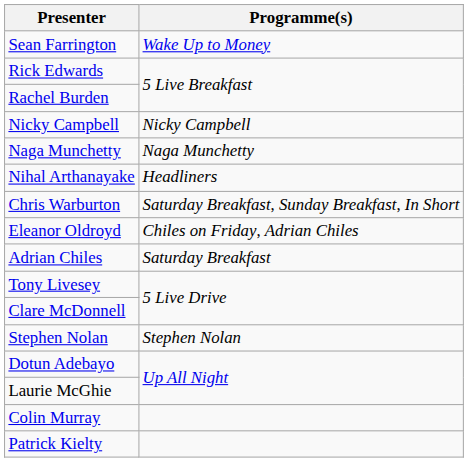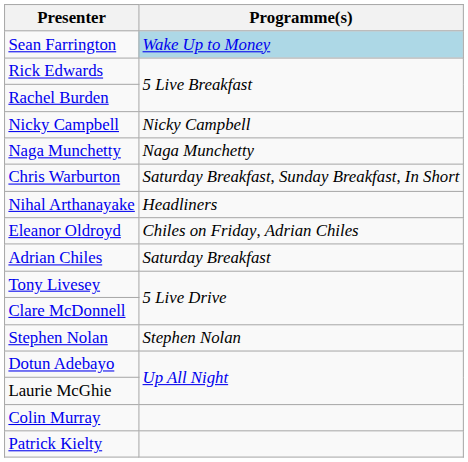(206, 44) no background -> (206, 44) lightblue background
rows swapped: (72, 177) <-> (64, 204)
